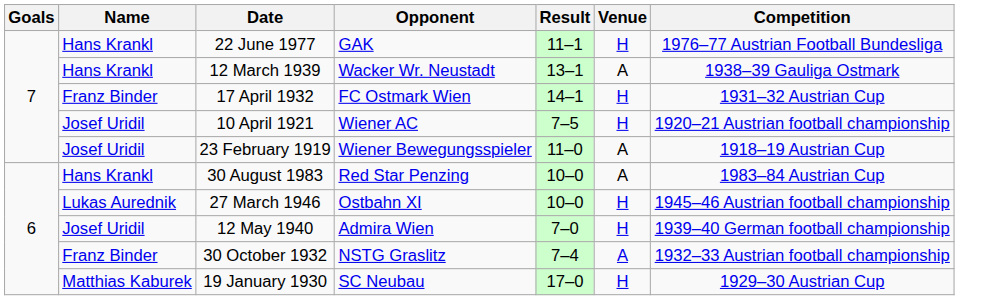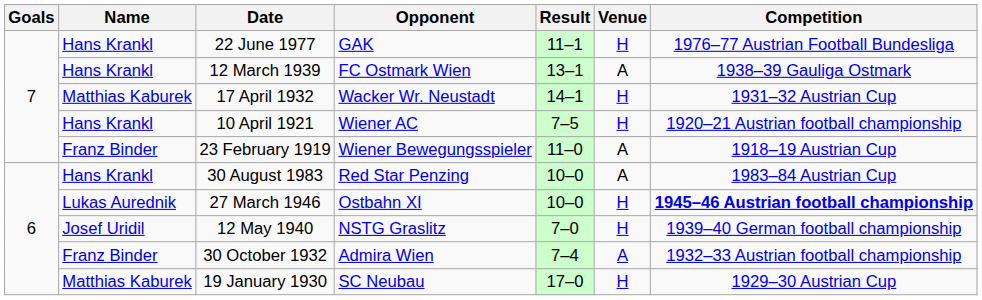(417, 70) Wacker Wr. Neustadt -> (405, 70) FC Ostmark Wien
(110, 96) Franz Binder -> (127, 96) Matthias Kaburek
(405, 96) FC Ostmark Wien -> (417, 96) Wacker Wr. Neustadt
(103, 123) Josef Uridil -> (108, 123) Hans Krankl
(103, 149) Josef Uridil -> (110, 149) Franz Binder
(802, 202) normal -> (814, 202) bold
(386, 228) Admira Wien -> (392, 228) NSTG Graslitz
(392, 255) NSTG Graslitz -> (386, 255) Admira Wien
